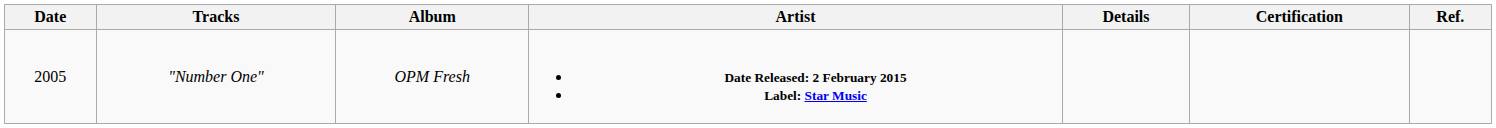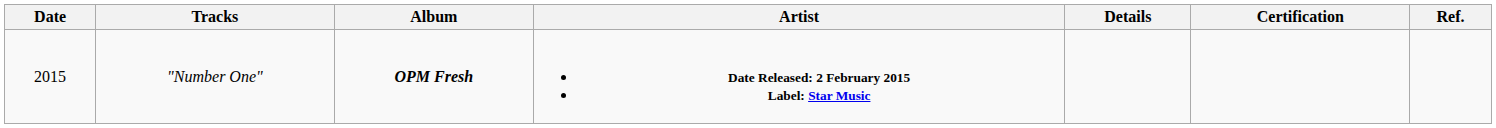(50, 76) 2005 -> (50, 76) 2015
(432, 76) normal -> (434, 76) bold
